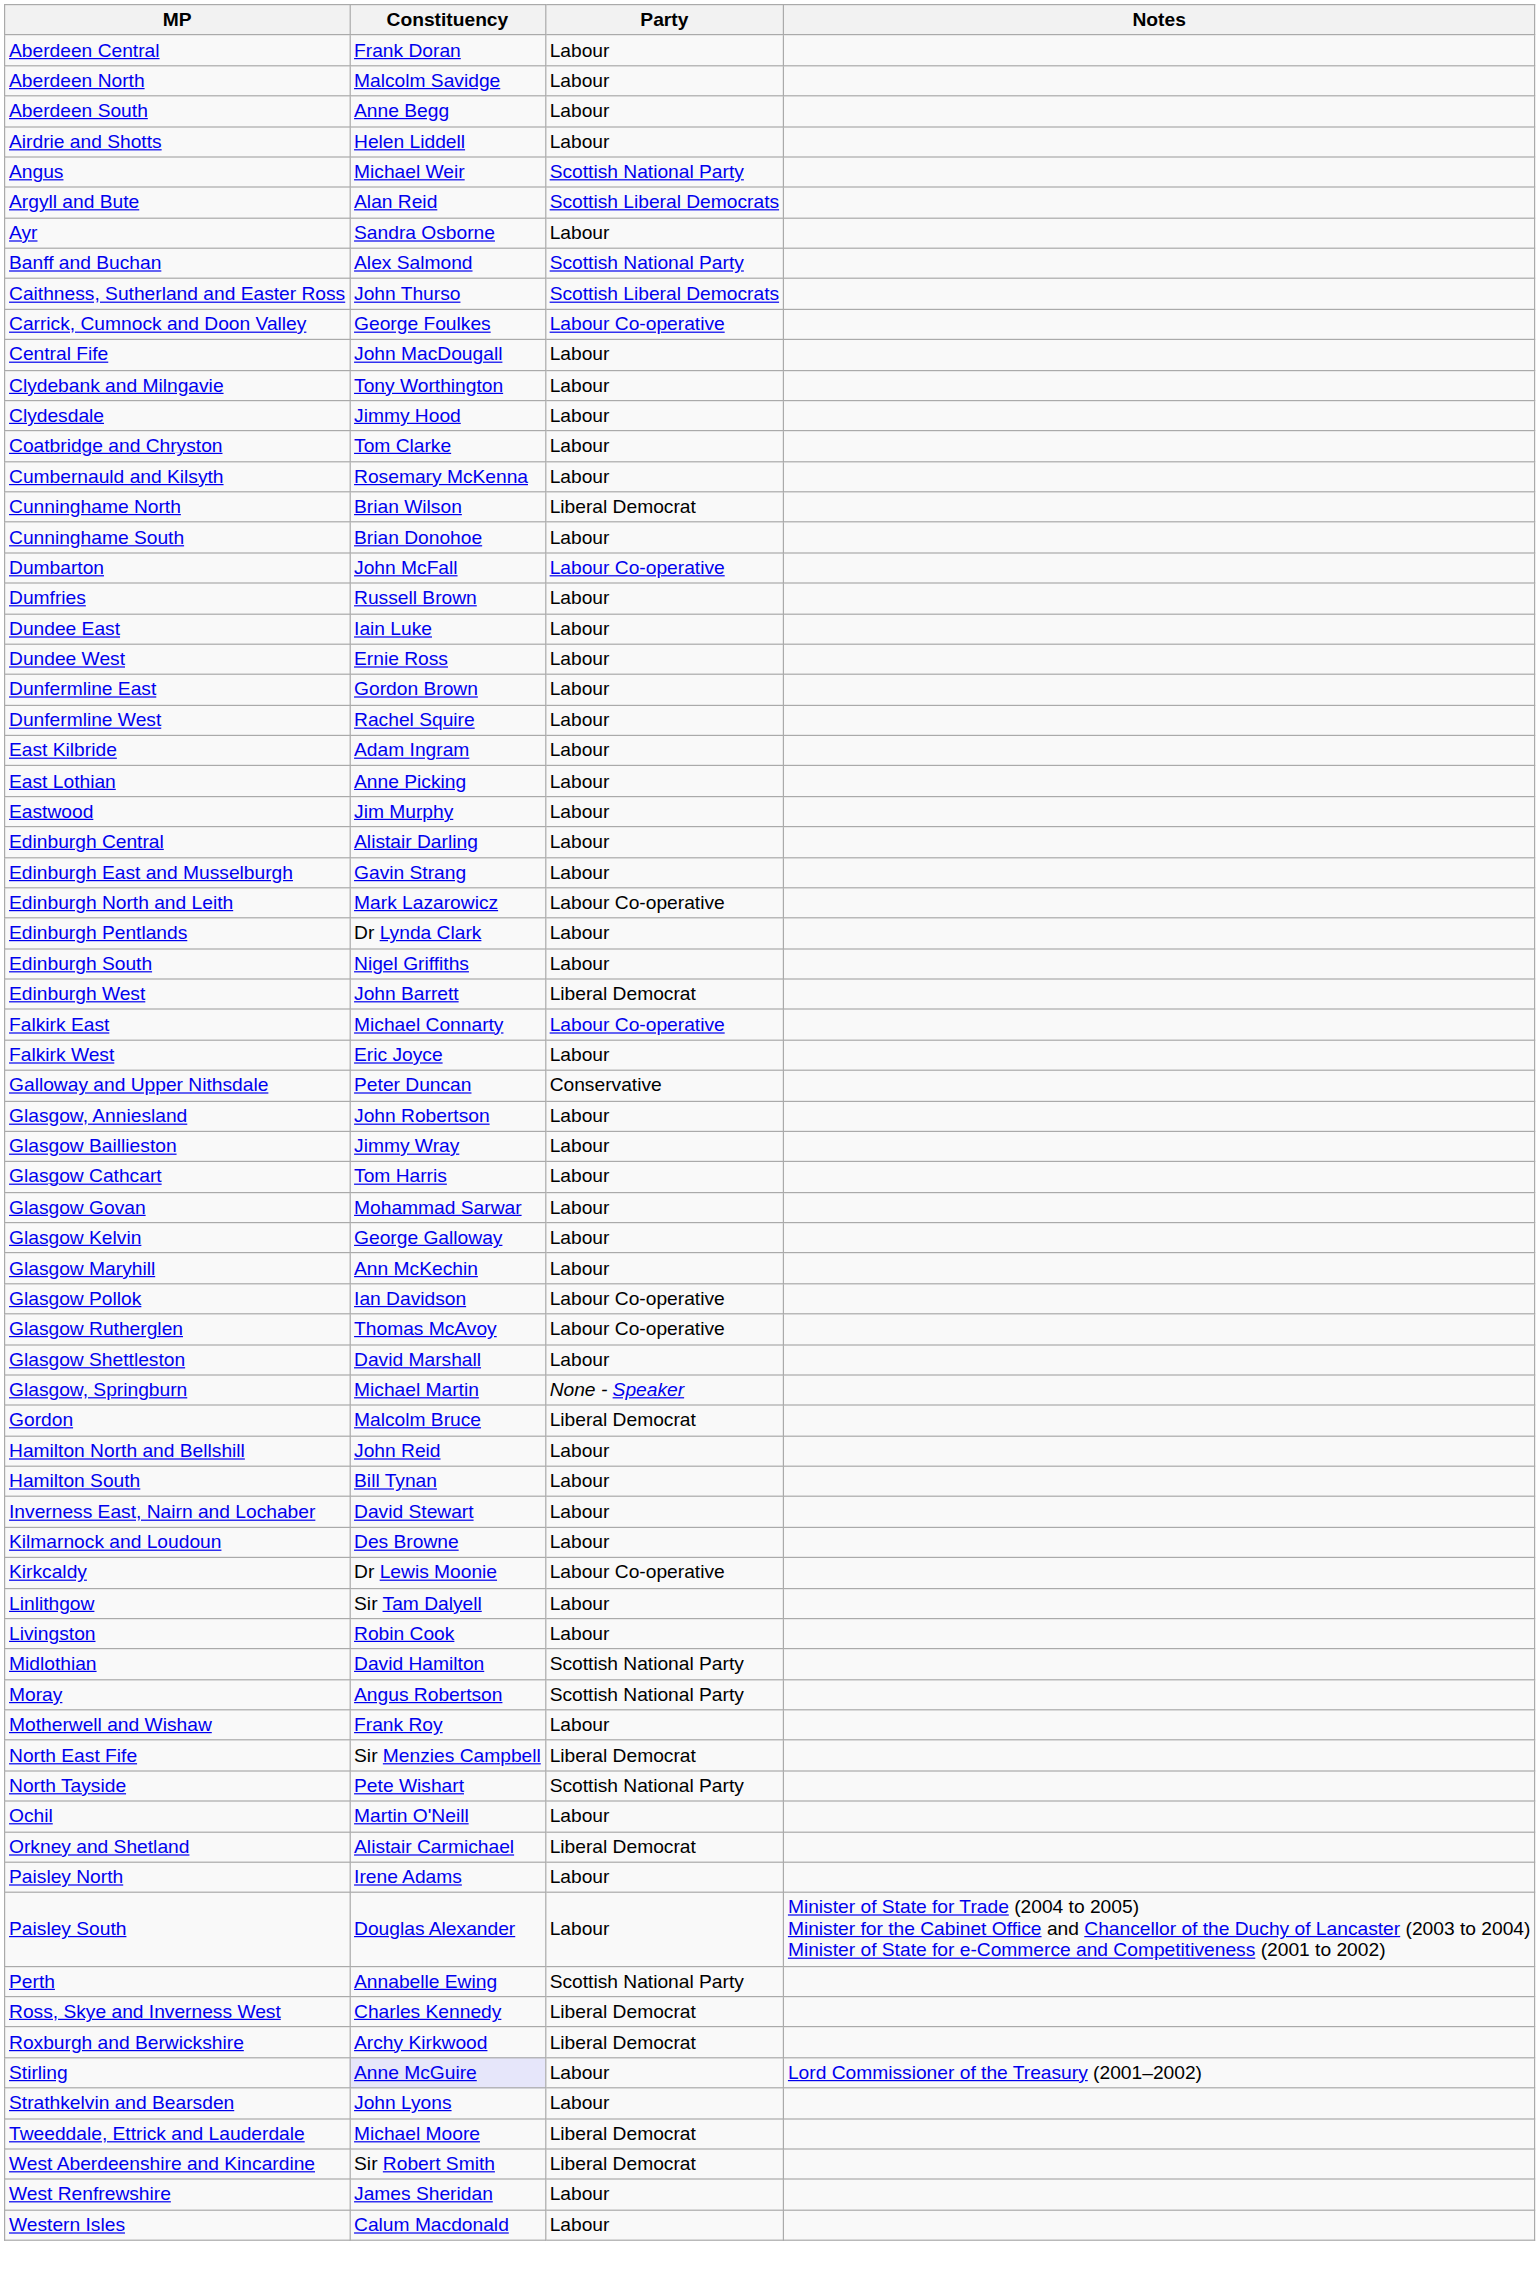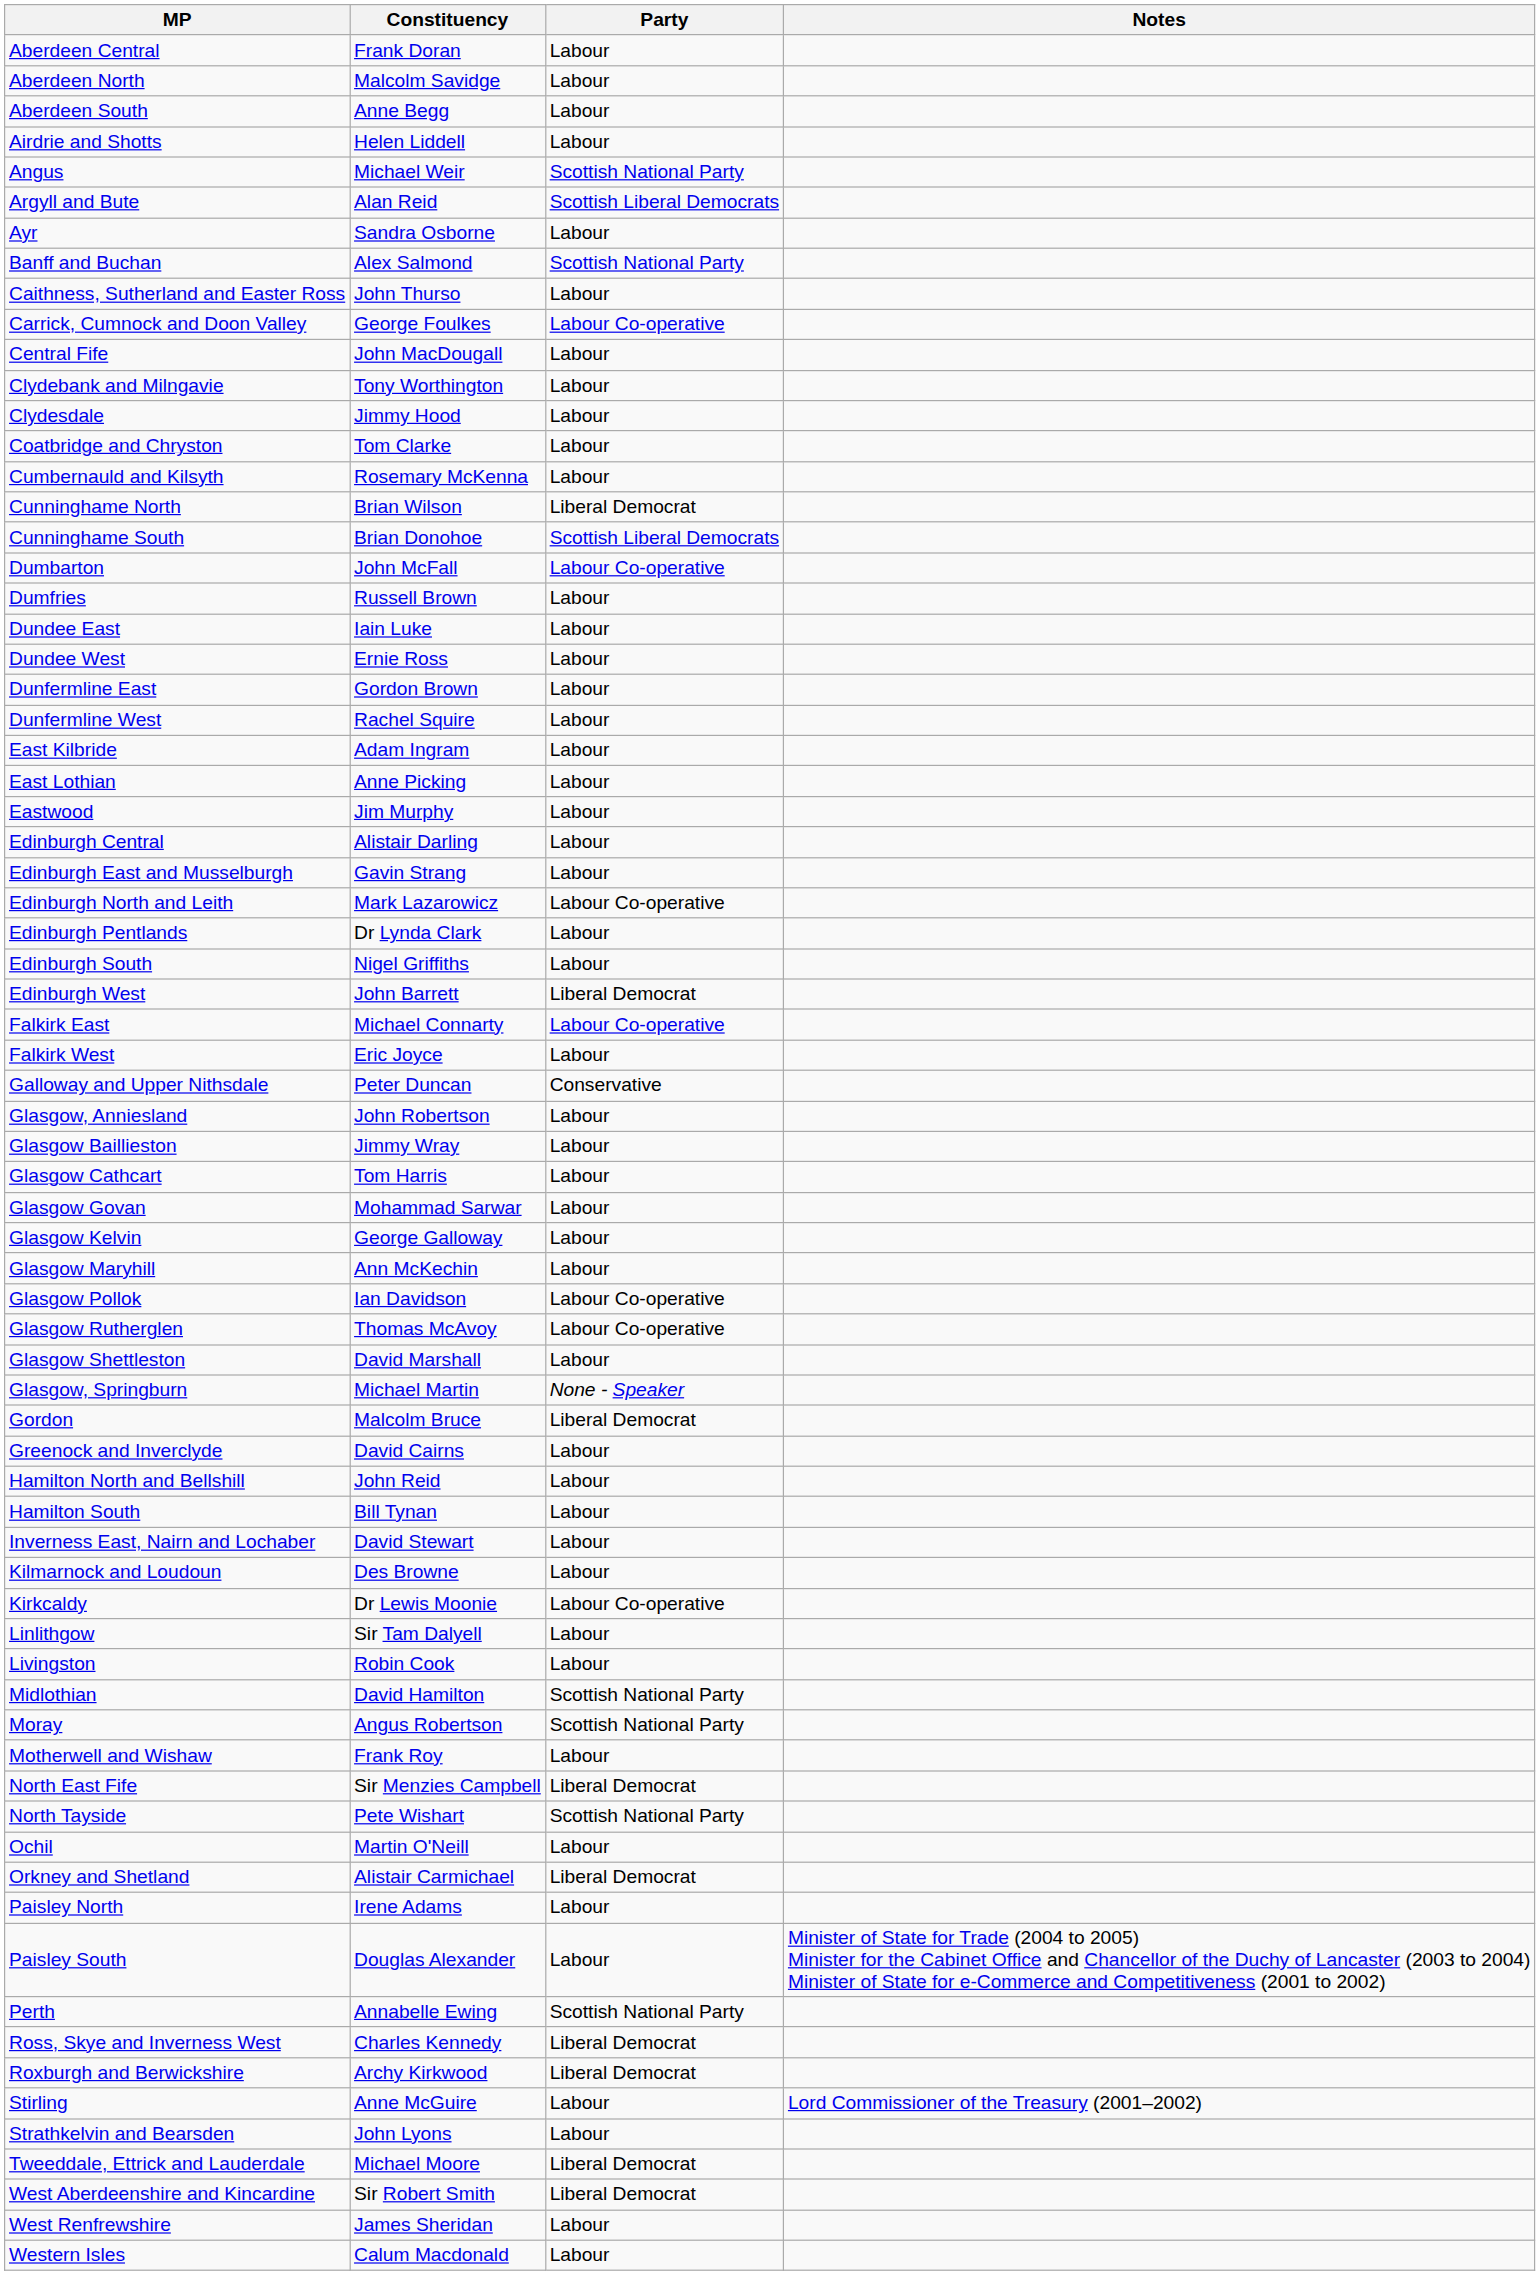(664, 293) Scottish Liberal Democrats -> (580, 293) Labour
(580, 537) Labour -> (664, 537) Scottish Liberal Democrats
+ row: (116, 1450)
(415, 2072) lavender background -> (415, 2103) no background
